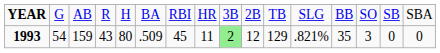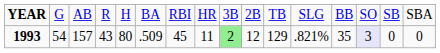(82, 36) 159 -> (82, 36) 157
(368, 36) no background -> (368, 36) lavender background
